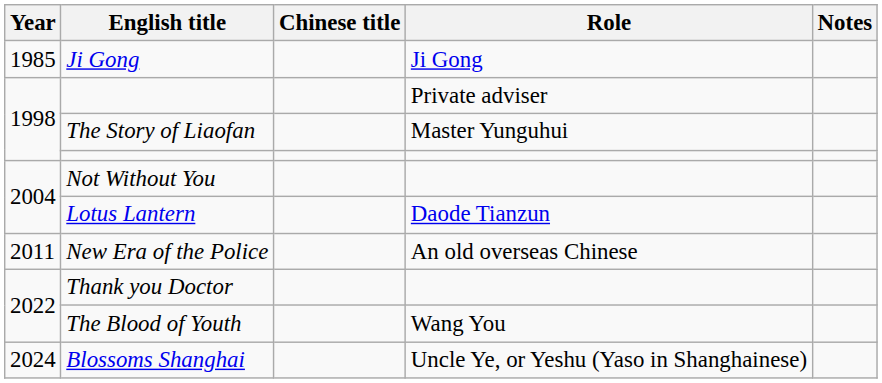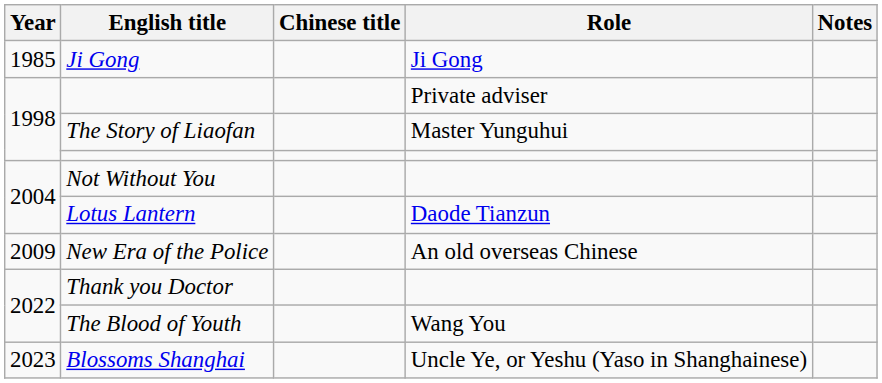(32, 250) 2011 -> (33, 250) 2009
(33, 359) 2024 -> (33, 359) 2023
